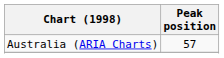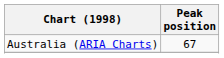(190, 44) 57 -> (190, 44) 67
